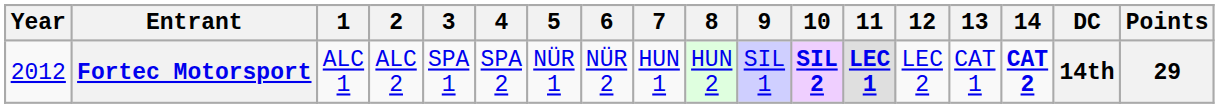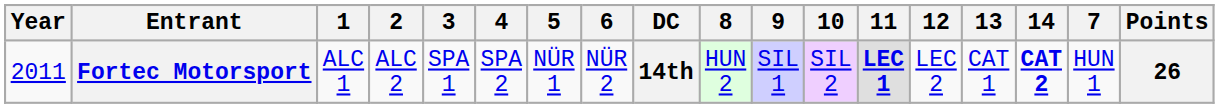columns swapped: (659, 23) <-> (1087, 23)
(38, 72) 2012 -> (38, 72) 2011
(817, 72) bold -> (831, 72) normal
(1167, 72) 29 -> (1167, 72) 26
